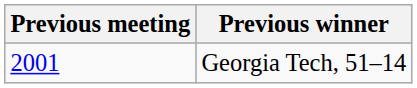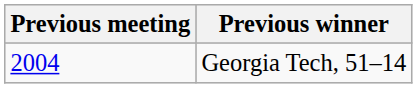(35, 62) 2001 -> (35, 62) 2004
